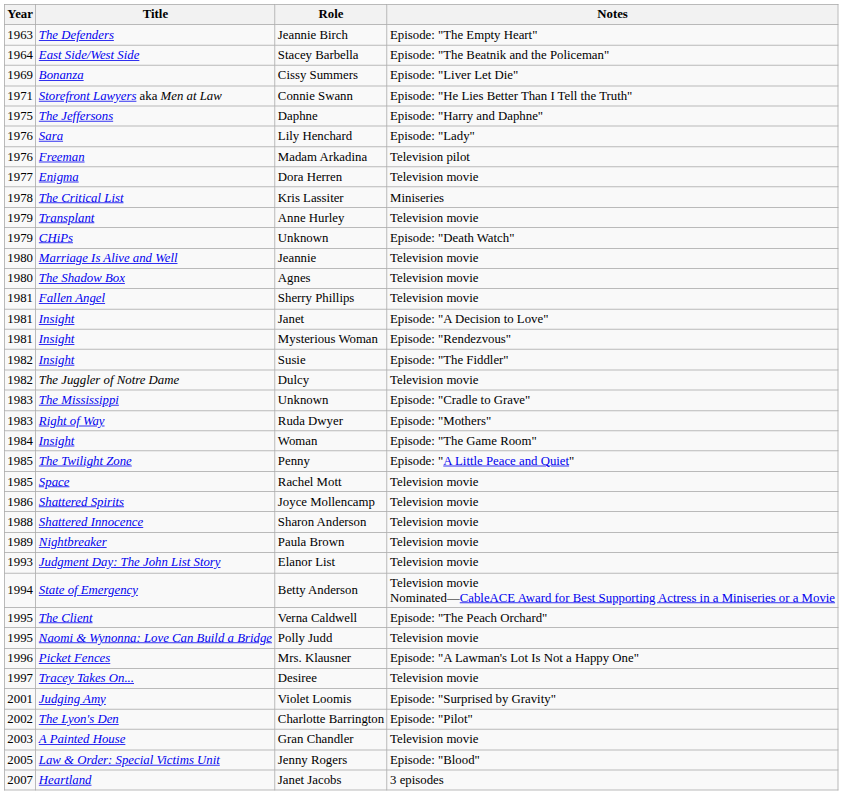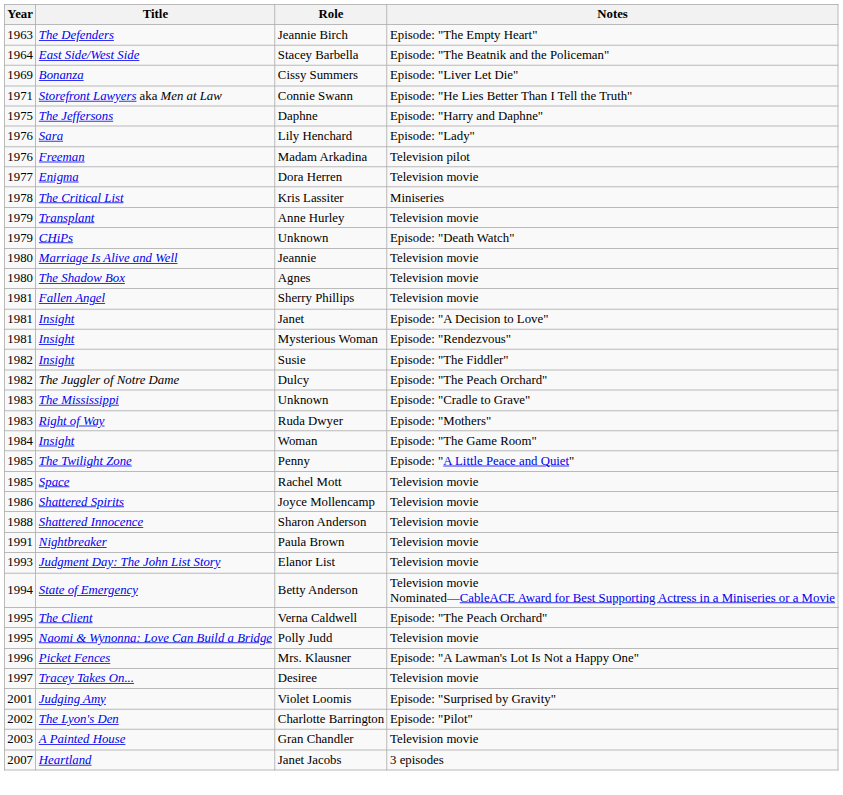(434, 380) Television movie -> (469, 380) Episode: "The Peach Orchard"
(20, 542) 1989 -> (20, 542) 1991
- row: (129, 759)
